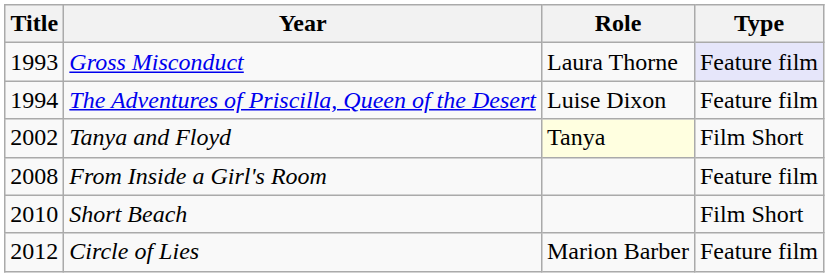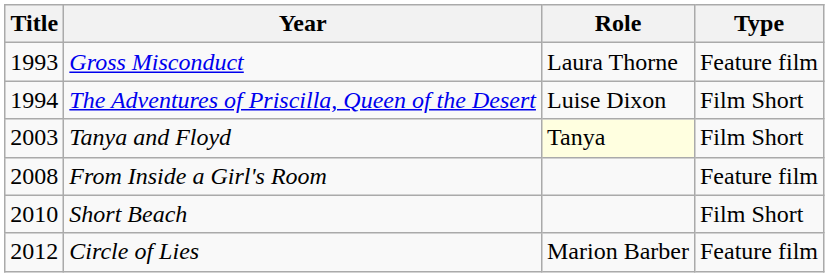(759, 61) lavender background -> (759, 61) no background
(759, 99) Feature film -> (752, 99) Film Short
(34, 137) 2002 -> (34, 137) 2003
